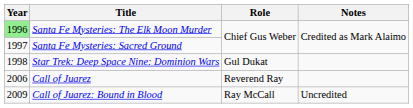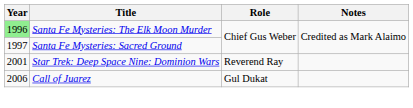(17, 62) 1998 -> (17, 62) 2001
(246, 62) Gul Dukat -> (254, 62) Reverend Ray
(254, 78) Reverend Ray -> (246, 78) Gul Dukat
- row: (97, 95)
